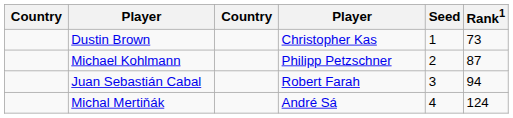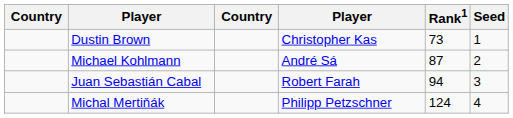columns swapped: (486, 16) <-> (445, 16)
(337, 60) Philipp Petzschner -> (309, 60) André Sá
(309, 102) André Sá -> (337, 102) Philipp Petzschner
